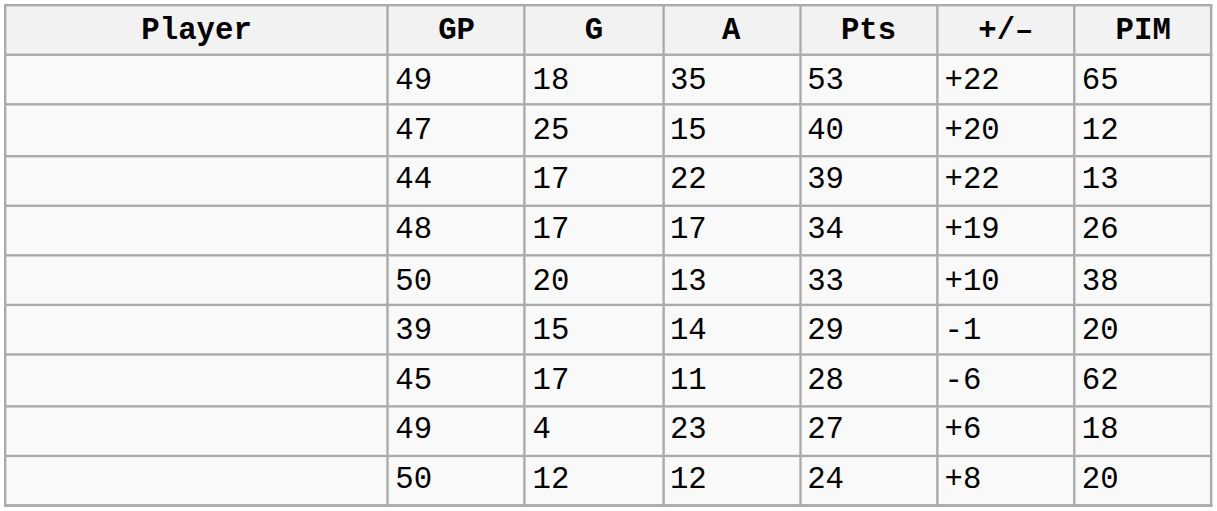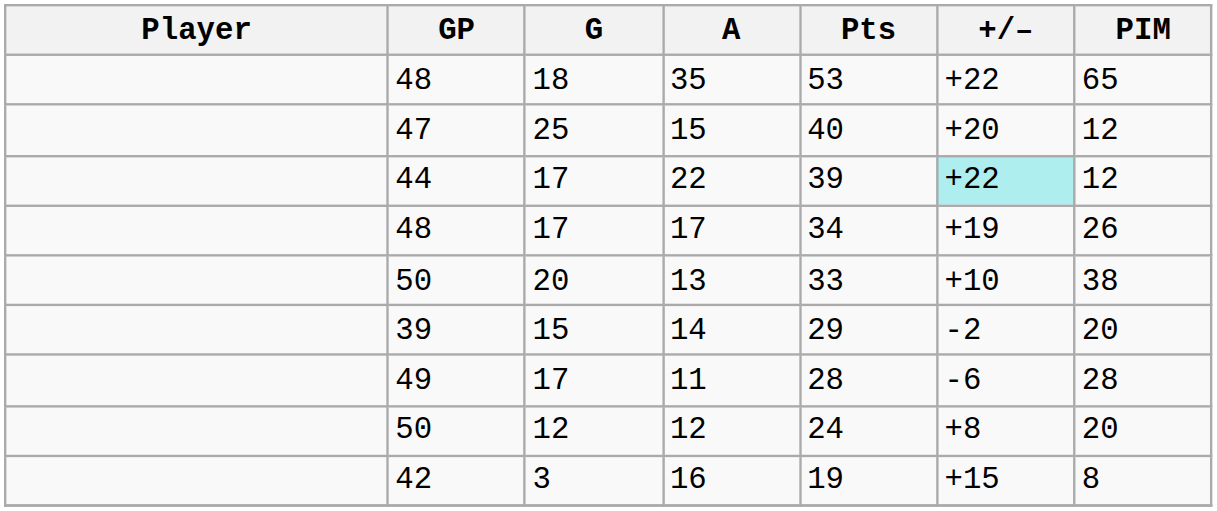(414, 80) 49 -> (414, 80) 48
(972, 180) no background -> (972, 180) paleturquoise background
(1100, 180) 13 -> (1100, 180) 12
(963, 330) -1 -> (963, 330) -2
(414, 380) 45 -> (414, 380) 49
(1100, 380) 62 -> (1100, 380) 28
- row: (688, 430)
+ row: (688, 480)
